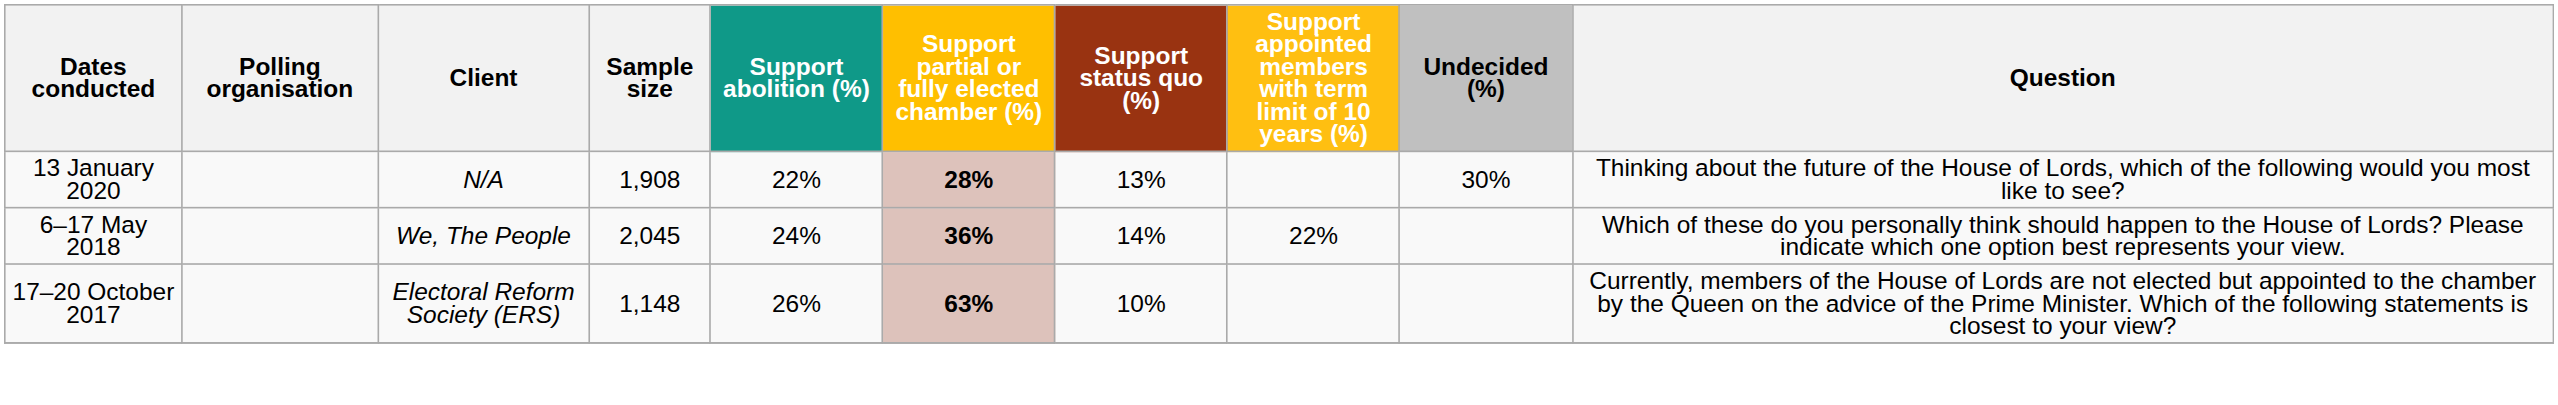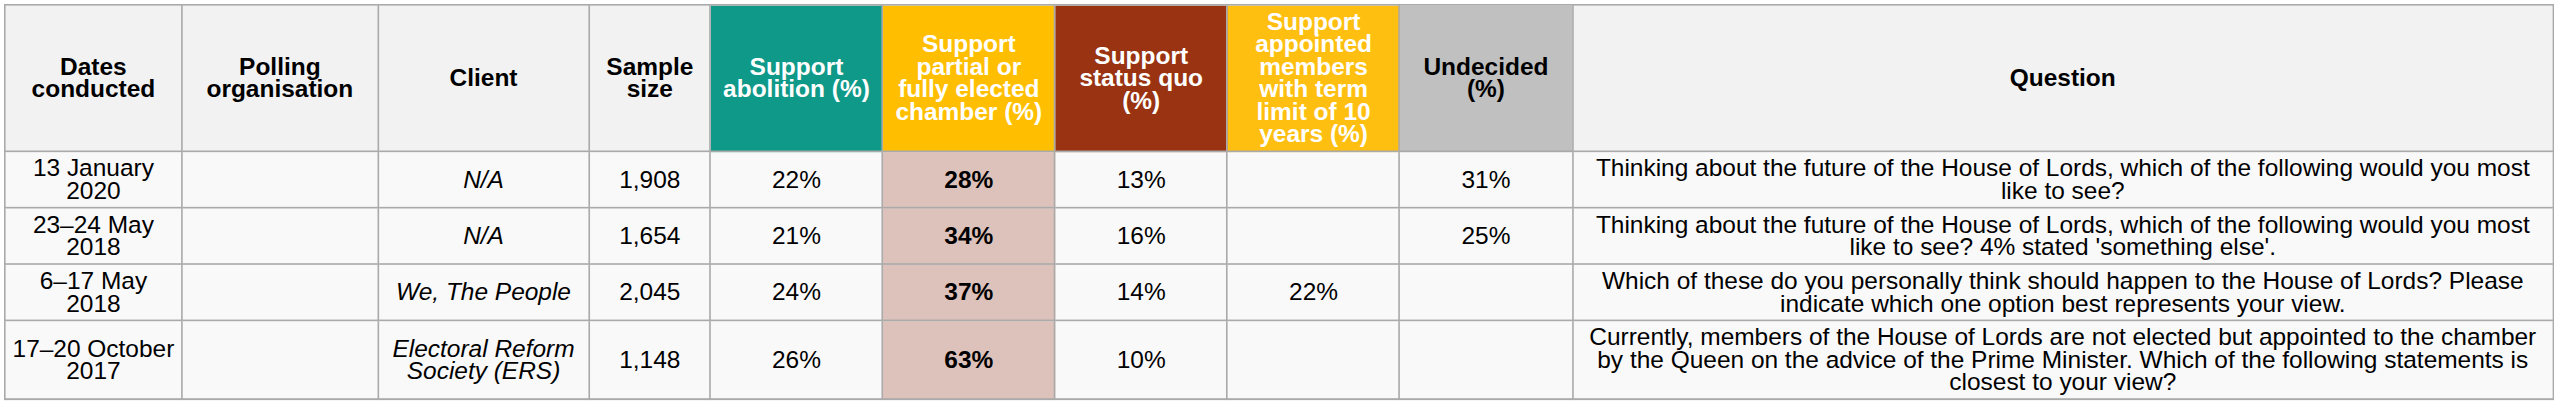(1486, 179) 30% -> (1486, 179) 31%
+ row: (93, 235)
(969, 235) 36% -> (969, 292) 37%
